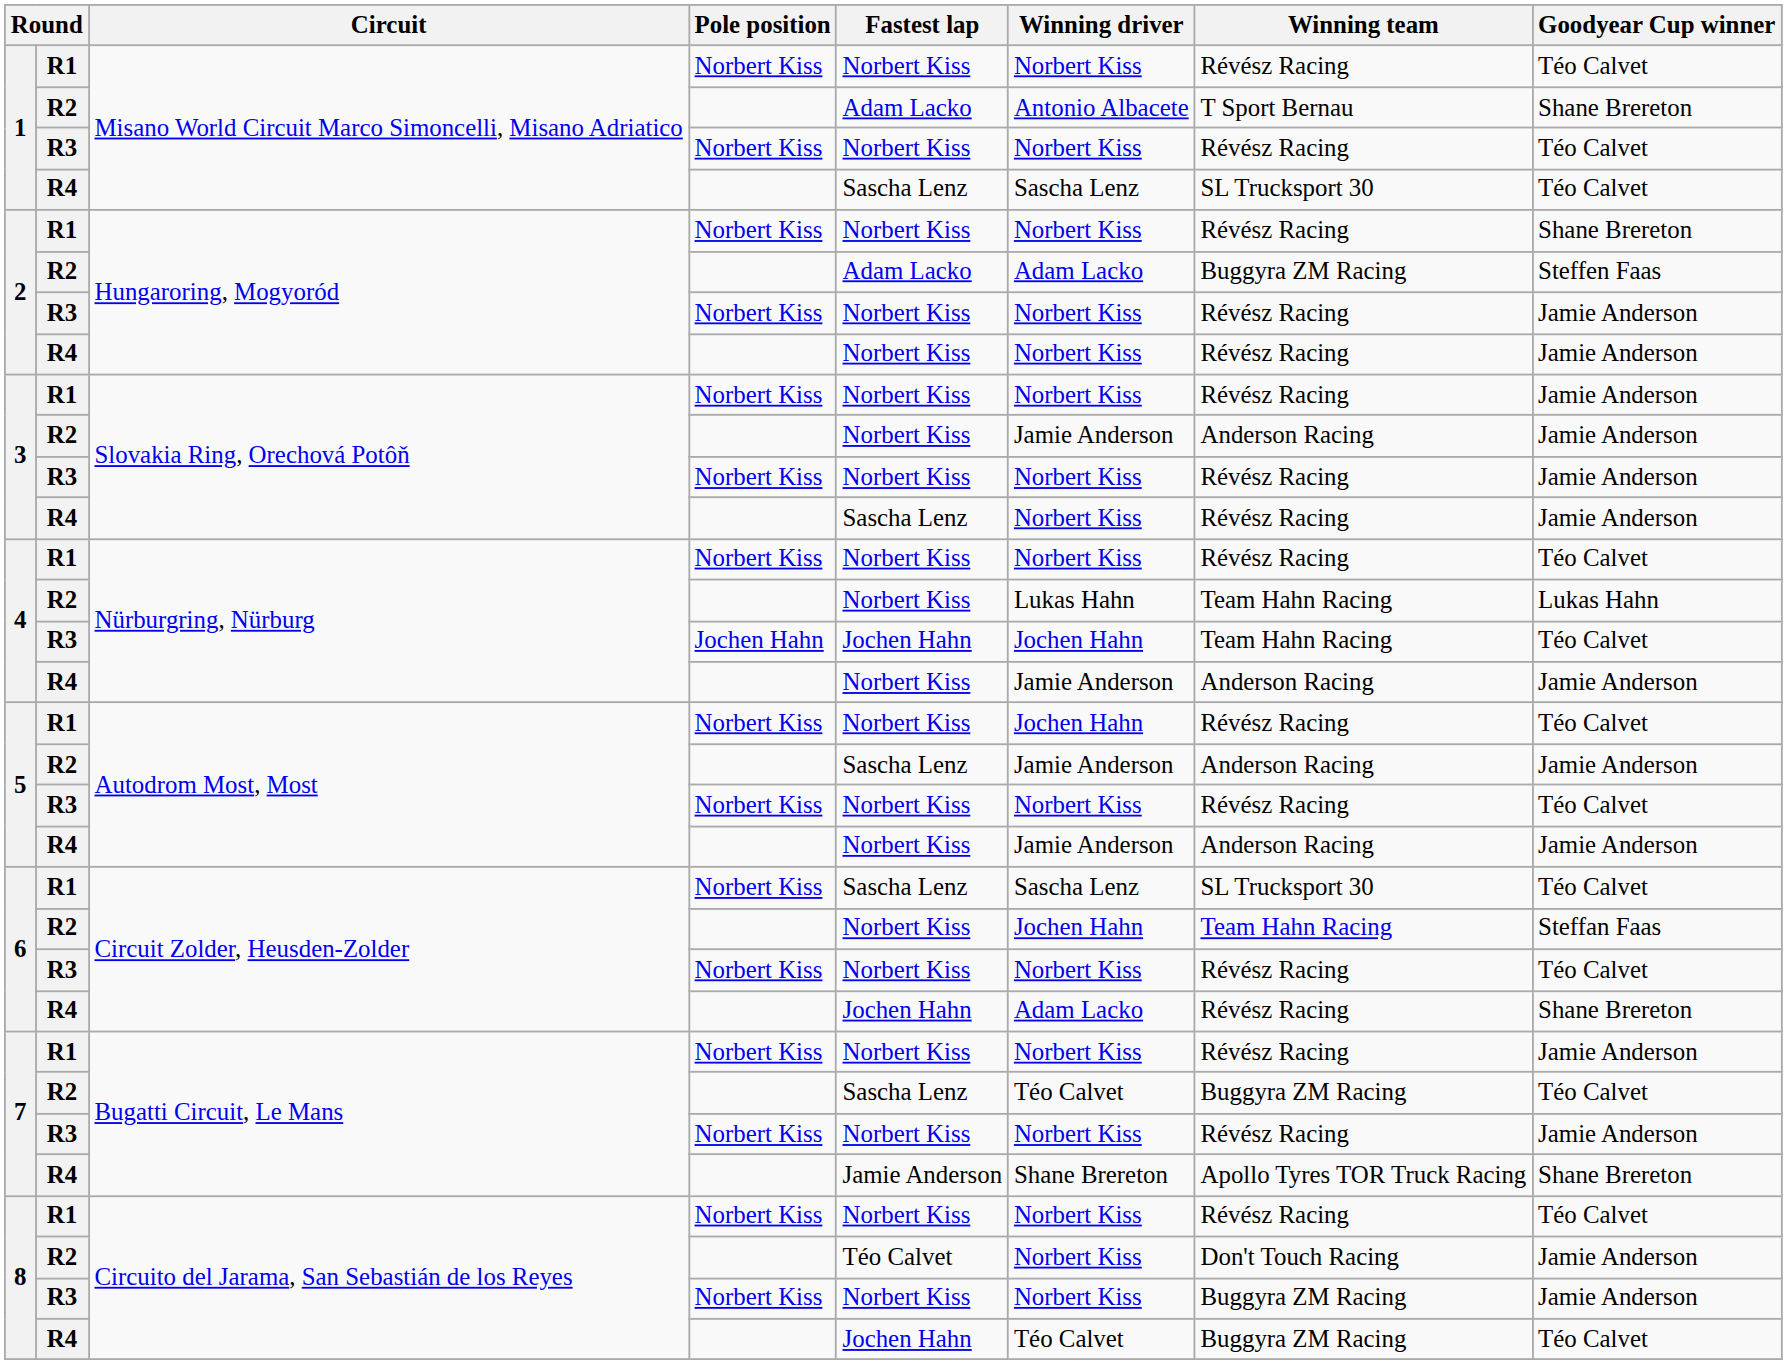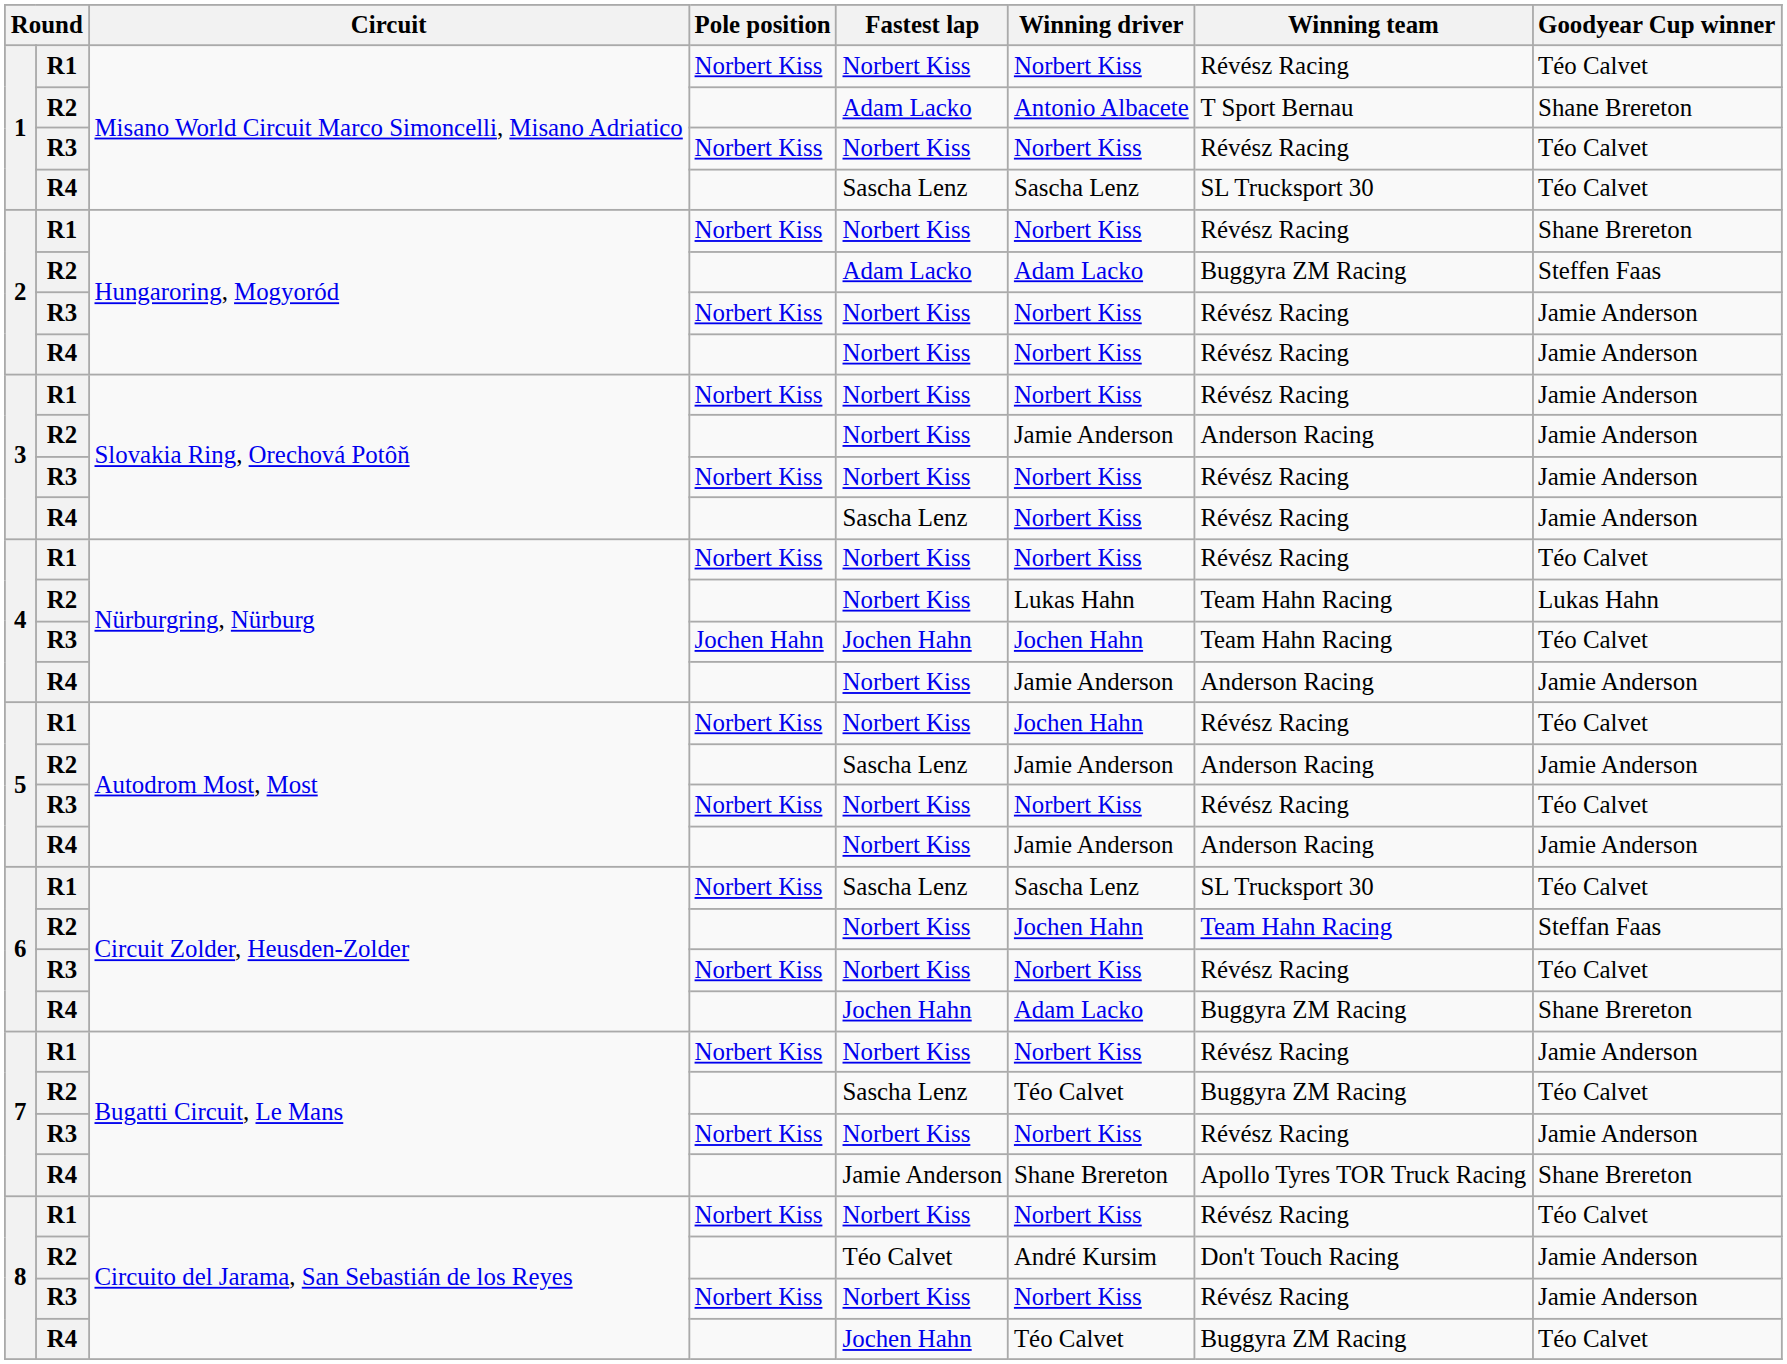(1275, 1010) Révész Racing -> (1303, 1010) Buggyra ZM Racing
(1078, 1256) Norbert Kiss -> (1085, 1256) André Kursim
(1303, 1297) Buggyra ZM Racing -> (1275, 1297) Révész Racing
